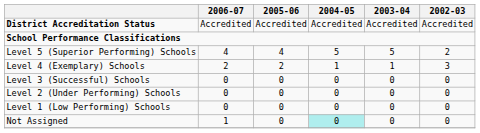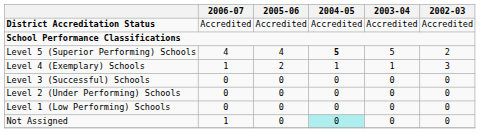(337, 53) normal -> (337, 53) bold
(226, 67) 2 -> (226, 67) 1
